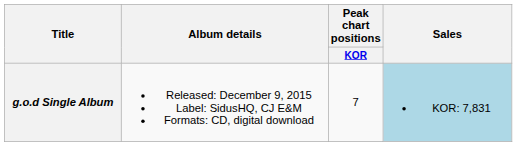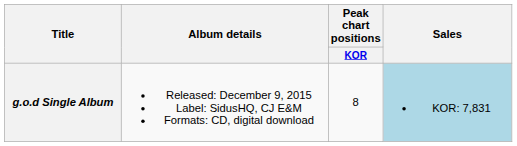(356, 102) 7 -> (356, 102) 8
